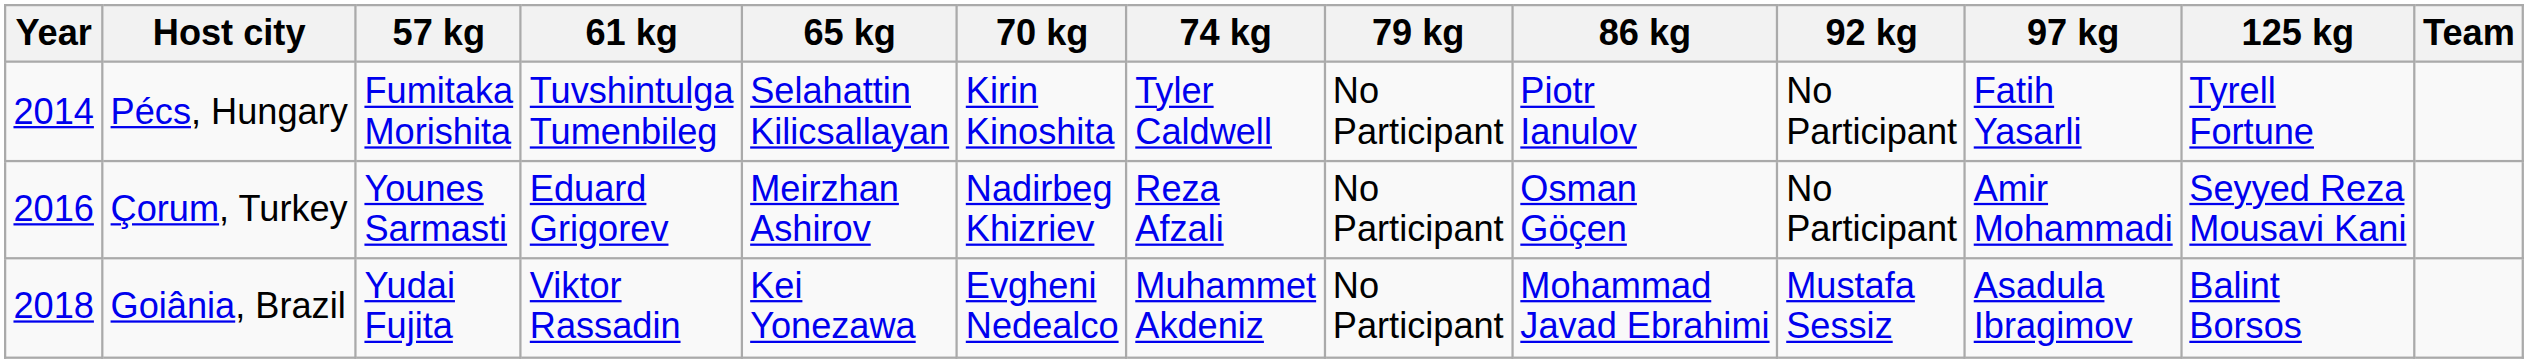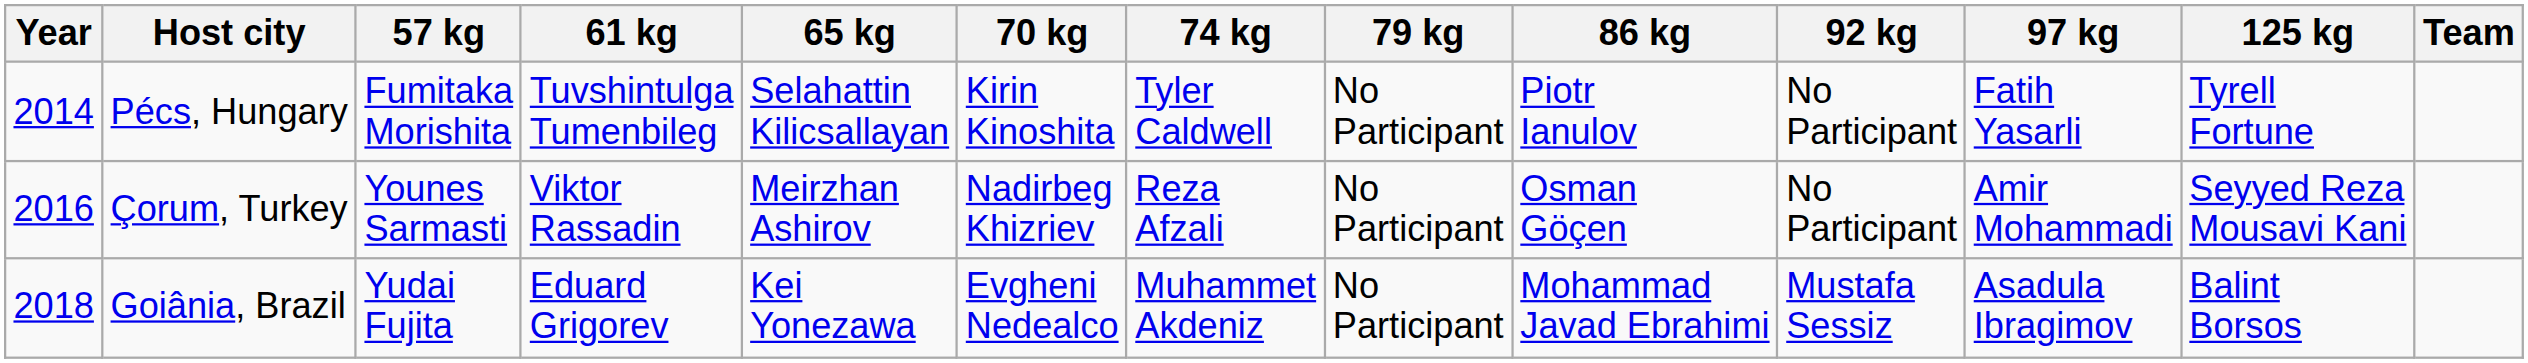(599, 208) Eduard Grigorev -> (605, 208) Viktor Rassadin
(605, 306) Viktor Rassadin -> (599, 306) Eduard Grigorev
